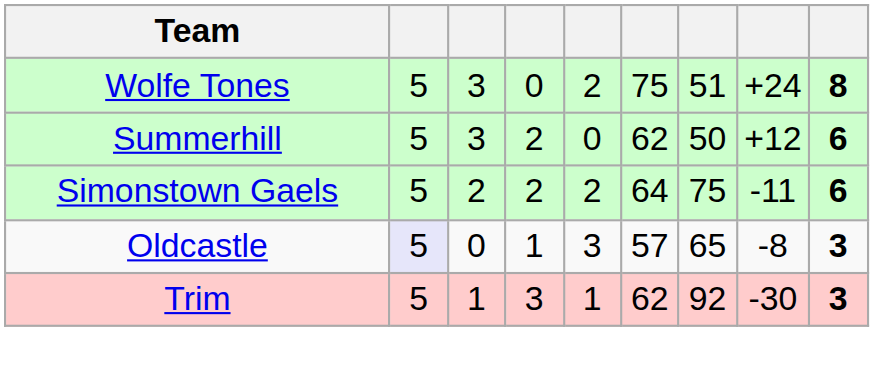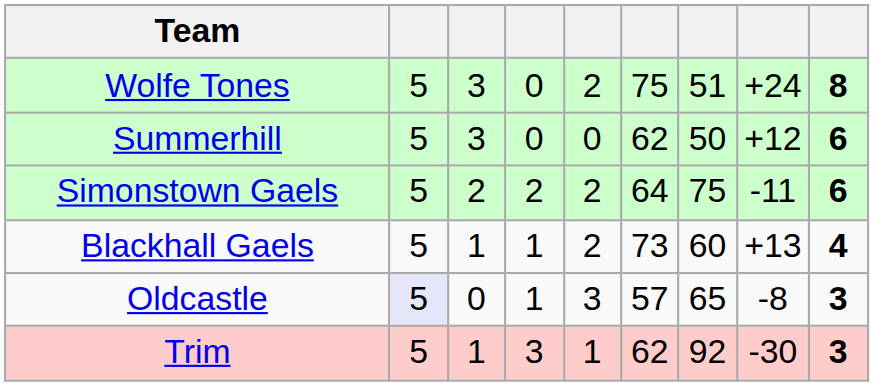(534, 138) 2 -> (534, 138) 0
+ row: (197, 245)
